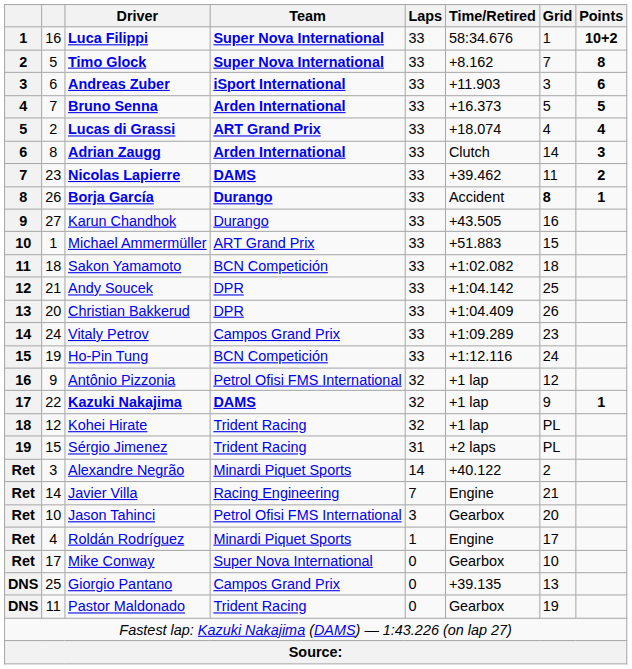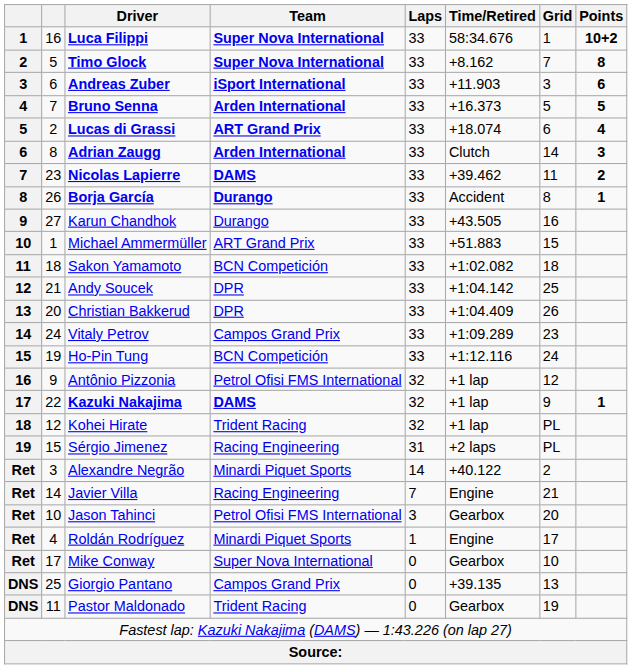(547, 129) 4 -> (547, 129) 6
(547, 197) bold -> (547, 197) normal
(260, 447) Trident Racing -> (276, 447) Racing Engineering
